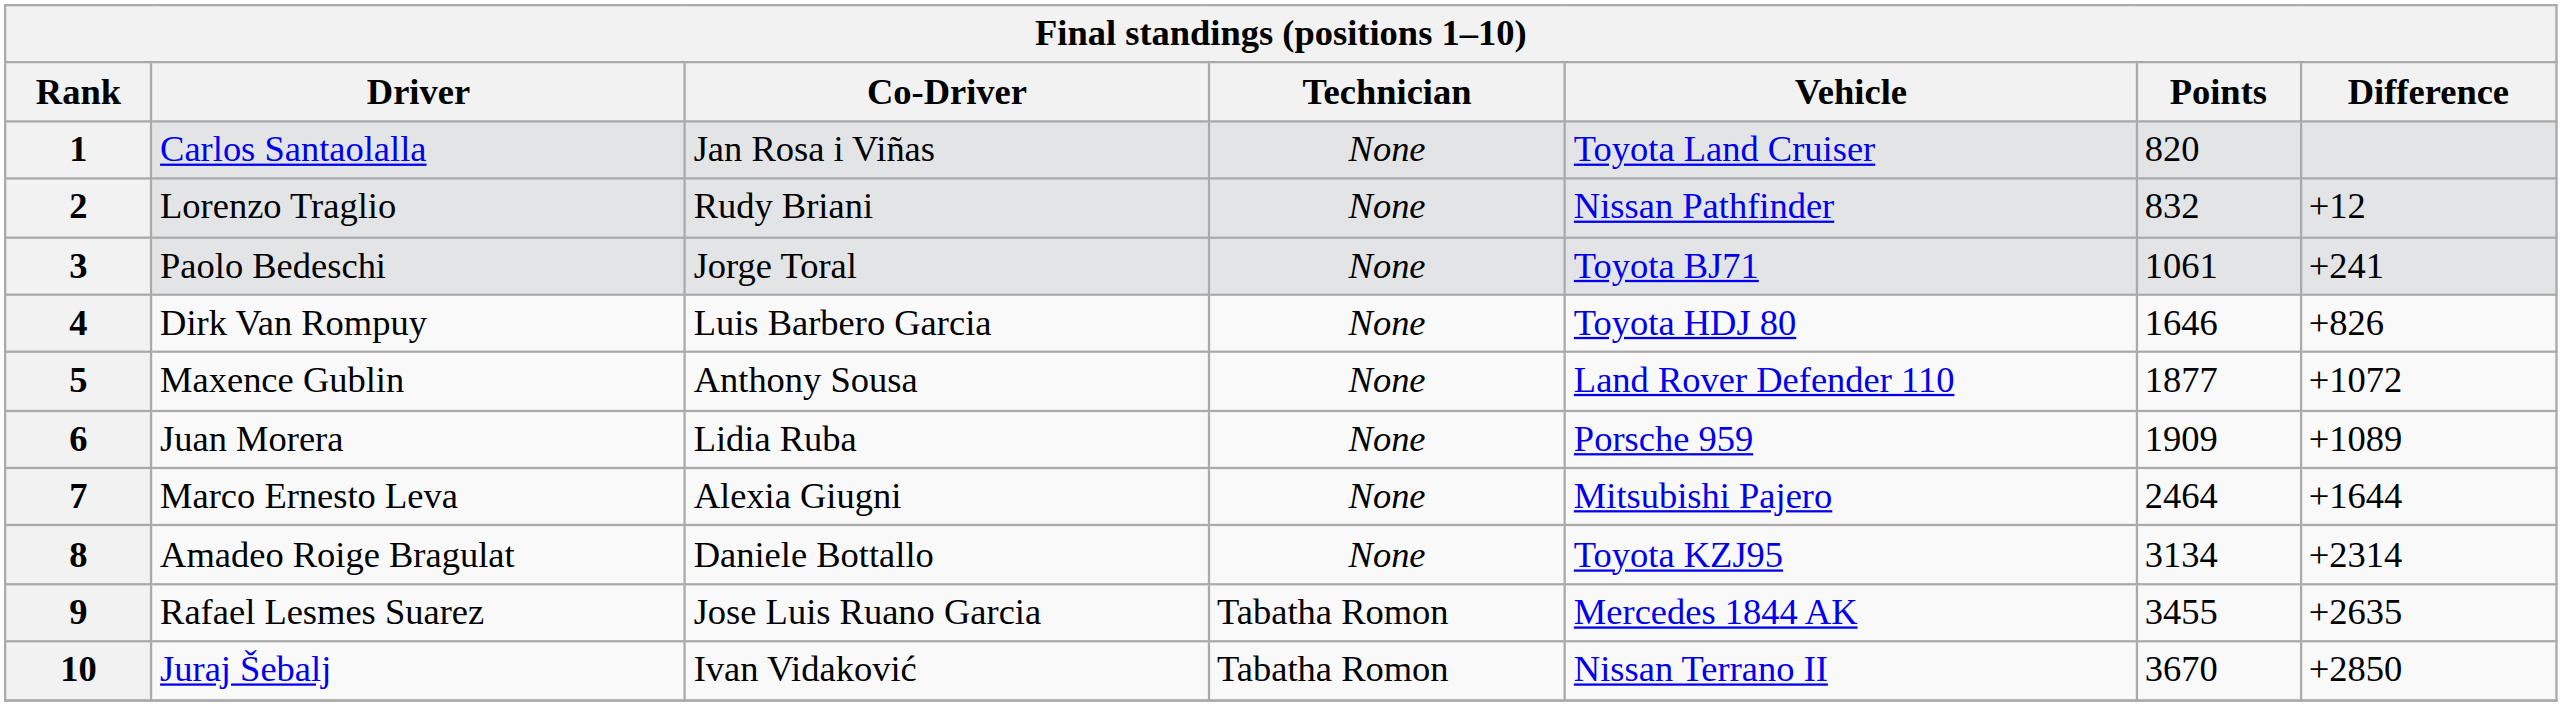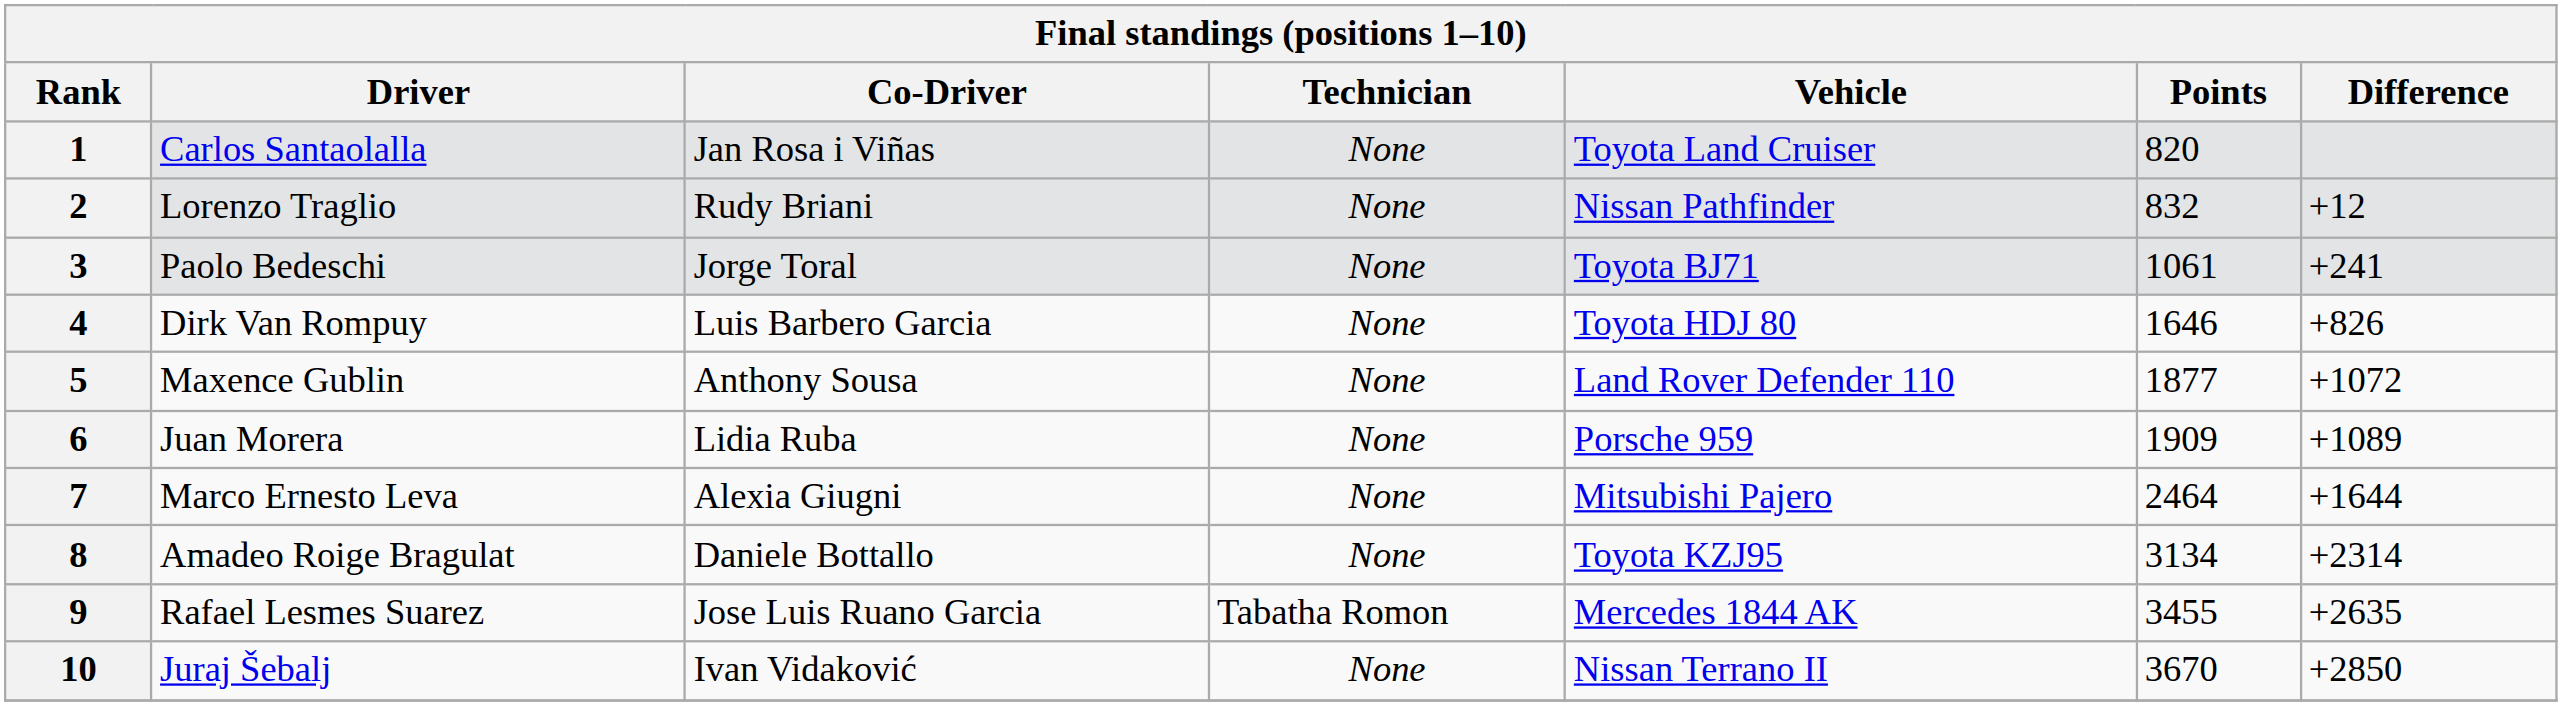(1333, 669) Tabatha Romon -> (1387, 669) None
